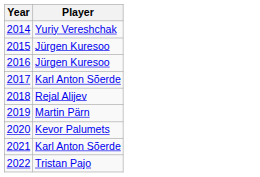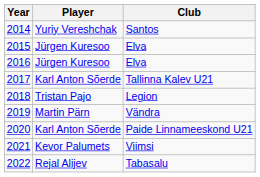+ column: (189, 12)
(61, 96) Rejal Alijev -> (63, 96) Tristan Pajo
(72, 130) Kevor Palumets -> (78, 130) Karl Anton Sõerde
(78, 146) Karl Anton Sõerde -> (72, 146) Kevor Palumets
(63, 163) Tristan Pajo -> (61, 163) Rejal Alijev
